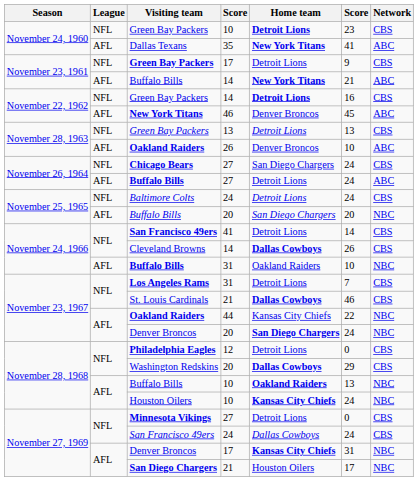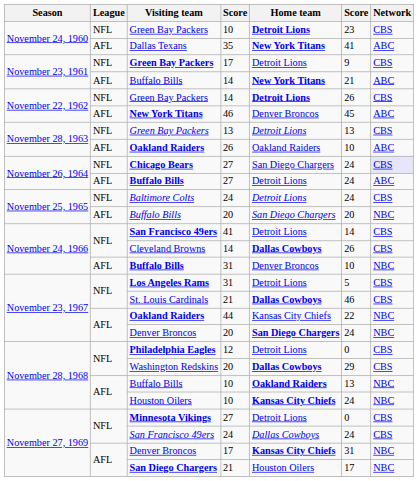(349, 97) 16 -> (349, 97) 26
(285, 148) Denver Broncos -> (286, 148) Oakland Raiders
(383, 165) no background -> (383, 165) lavender background
(286, 266) Oakland Raiders -> (285, 266) Denver Broncos
(347, 283) 7 -> (347, 283) 5
